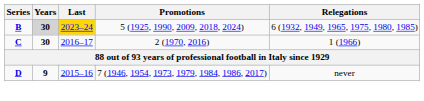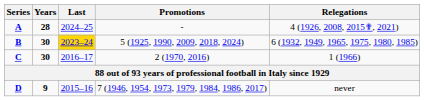+ row: (18, 27)
(45, 27) lightgrey background -> (45, 42) no background
